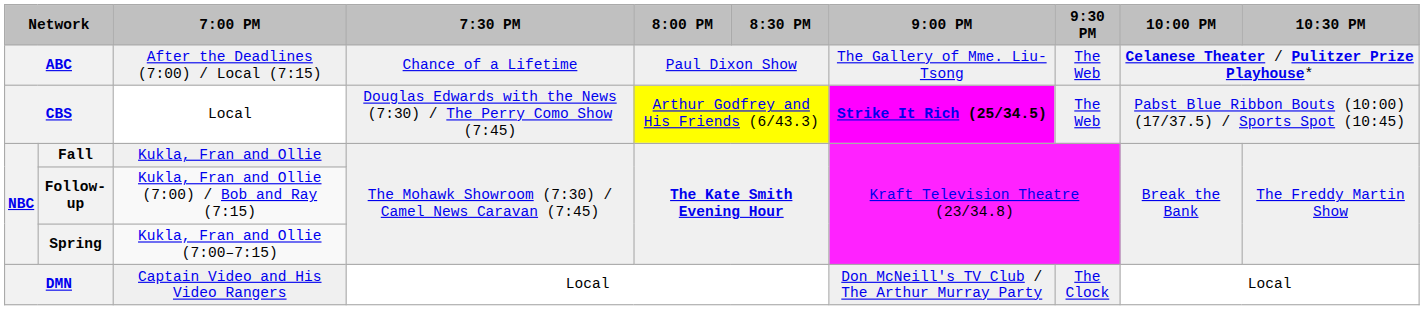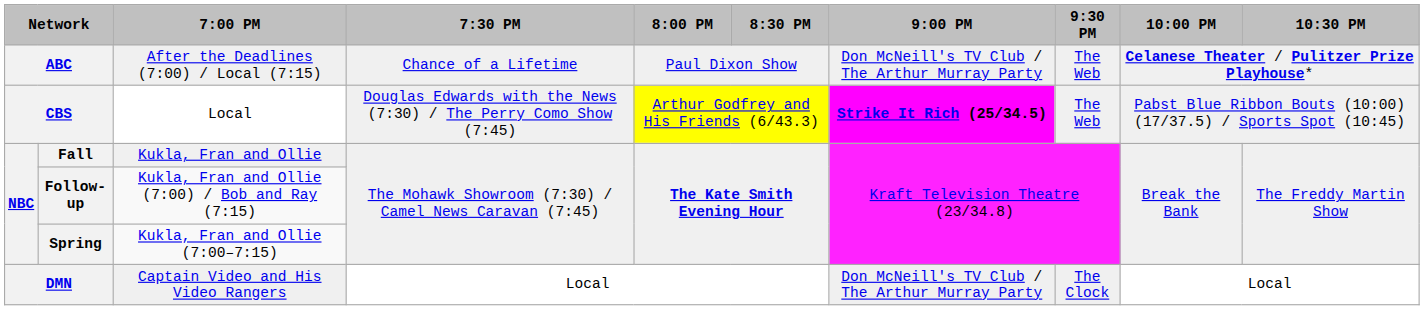(942, 65) The Gallery of Mme. Liu-Tsong -> (942, 65) Don McNeill's TV Club / The Arthur Murray Party
